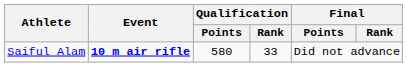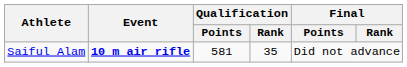(222, 52) 580 -> (222, 52) 581
(271, 52) 33 -> (271, 52) 35
